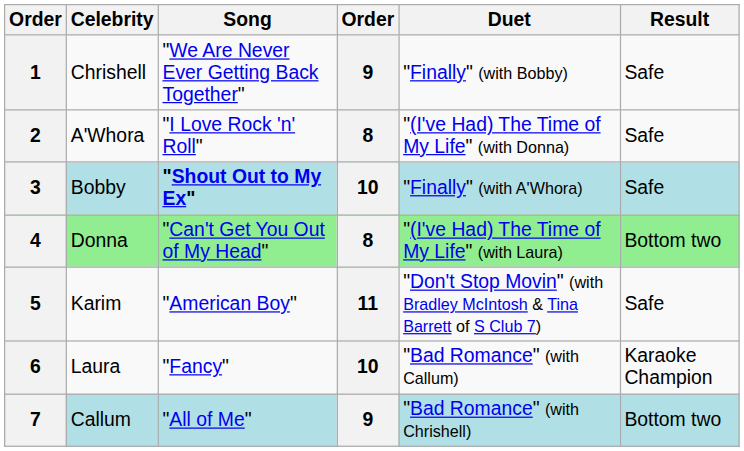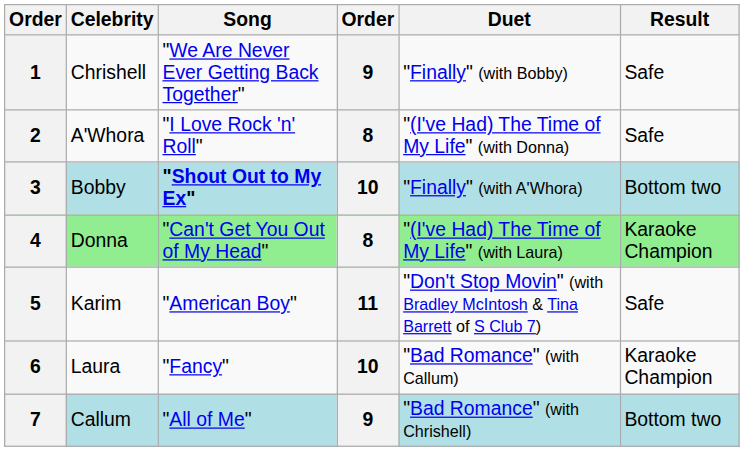(644, 188) Safe -> (673, 188) Bottom two
(673, 240) Bottom two -> (669, 240) Karaoke Champion
